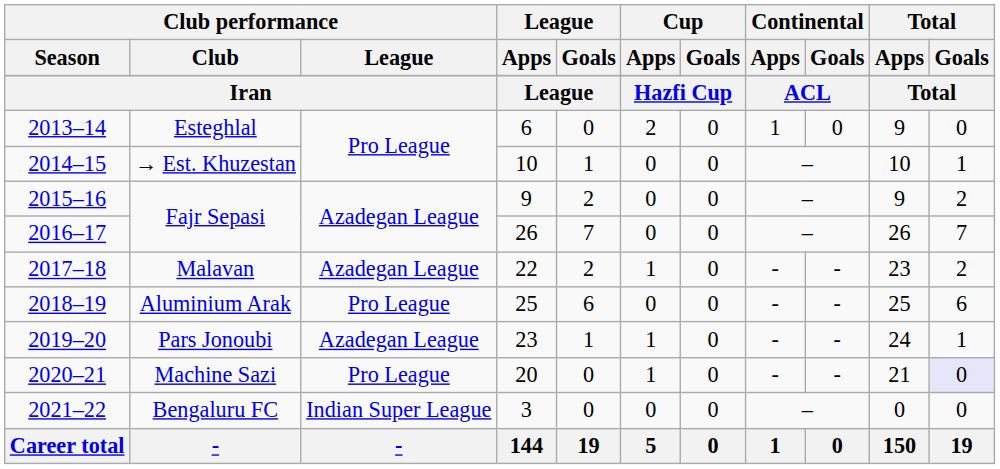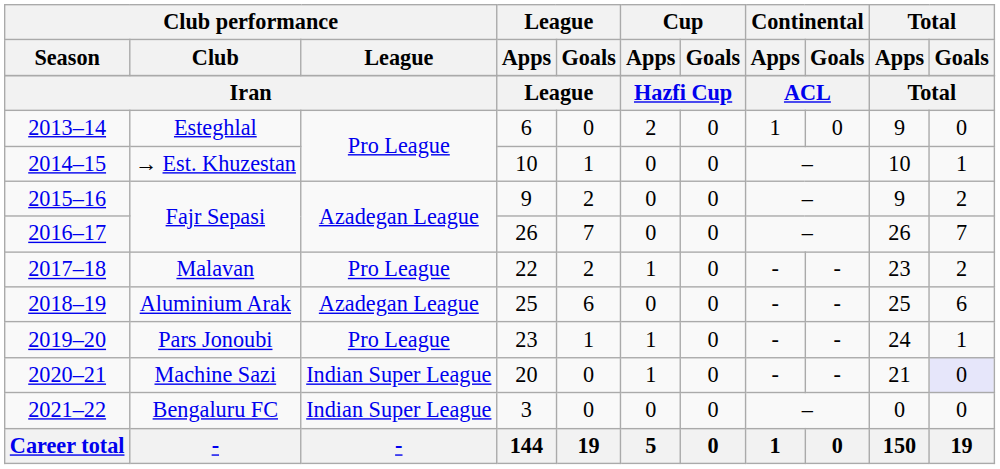(399, 269) Azadegan League -> (399, 269) Pro League
(399, 304) Pro League -> (399, 304) Azadegan League
(399, 339) Azadegan League -> (399, 339) Pro League
(399, 374) Pro League -> (399, 374) Indian Super League
